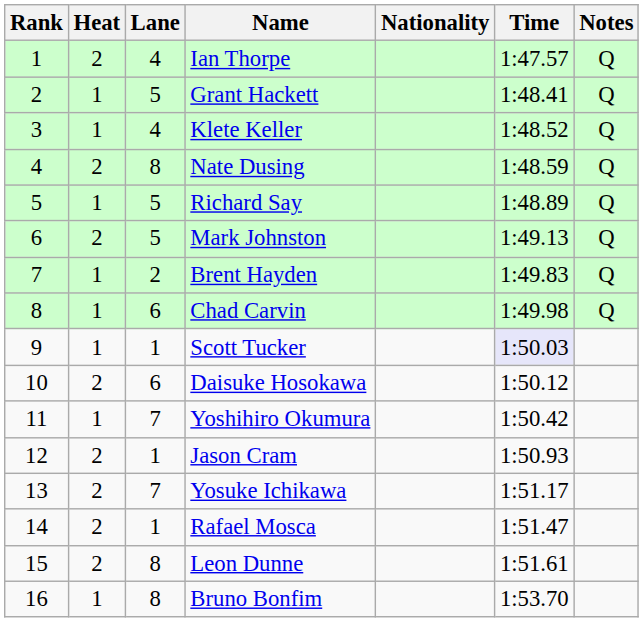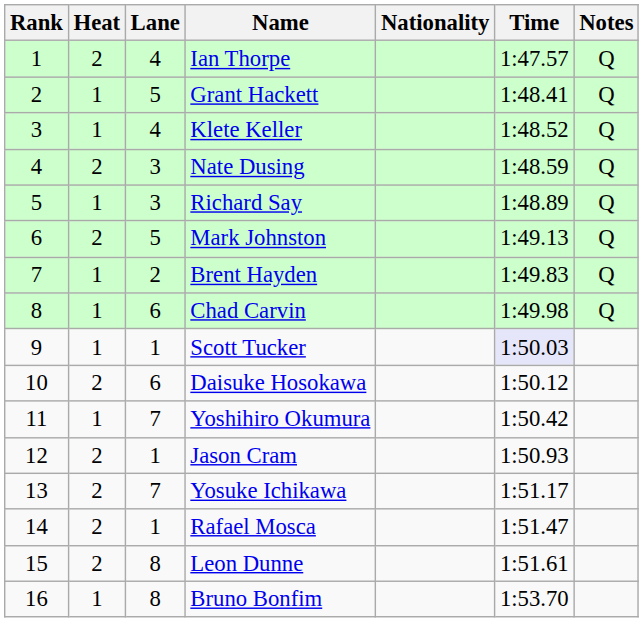(155, 166) 8 -> (155, 166) 3
(155, 202) 5 -> (155, 202) 3
